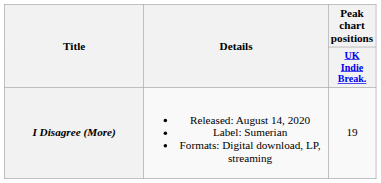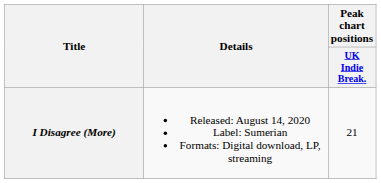(352, 133) 19 -> (352, 133) 21
